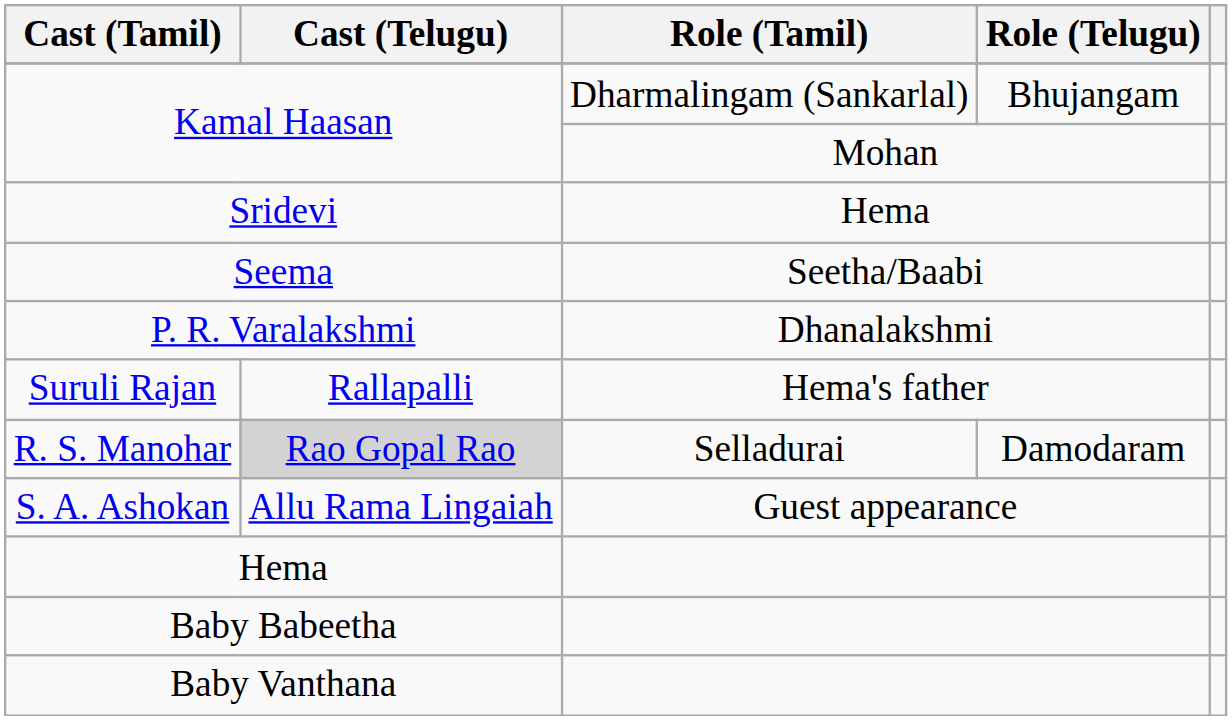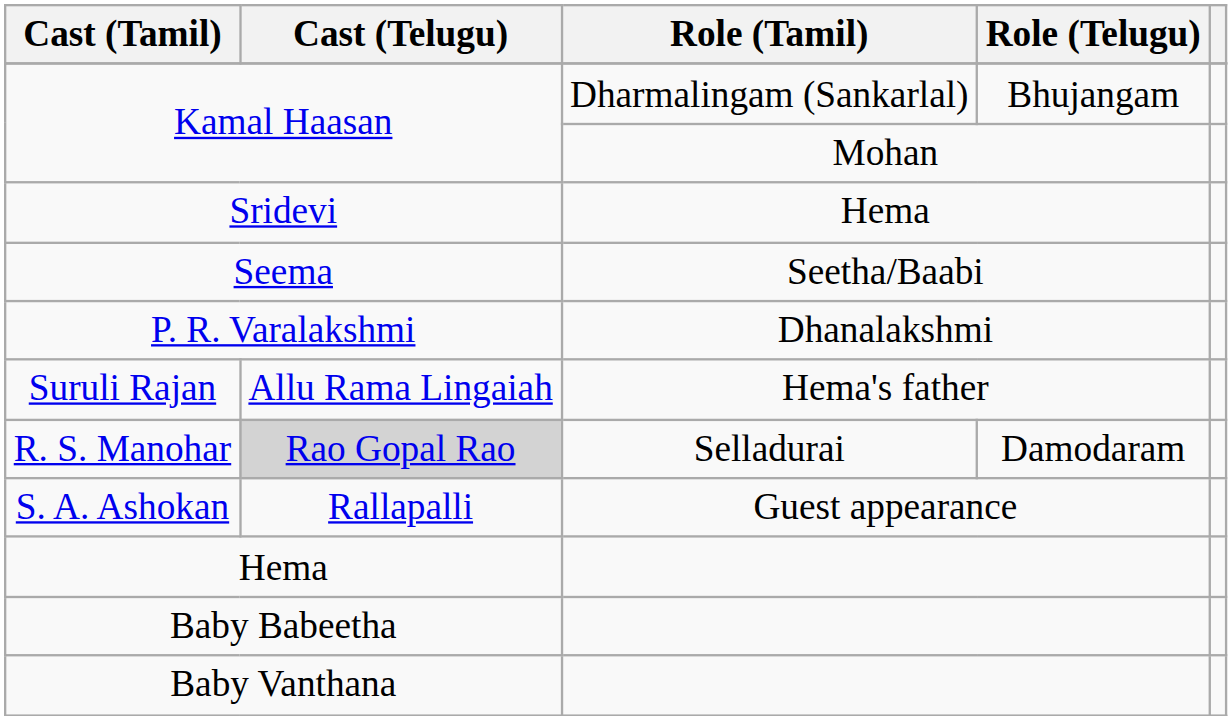(401, 388) Rallapalli -> (401, 388) Allu Rama Lingaiah
(401, 507) Allu Rama Lingaiah -> (401, 507) Rallapalli
